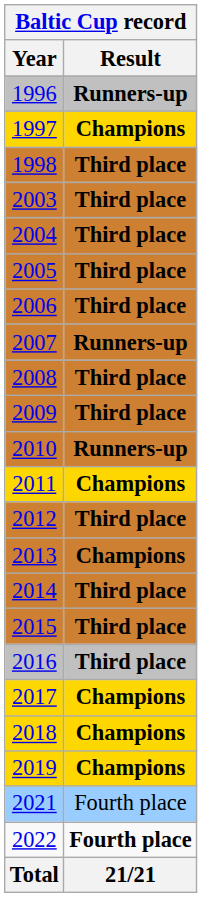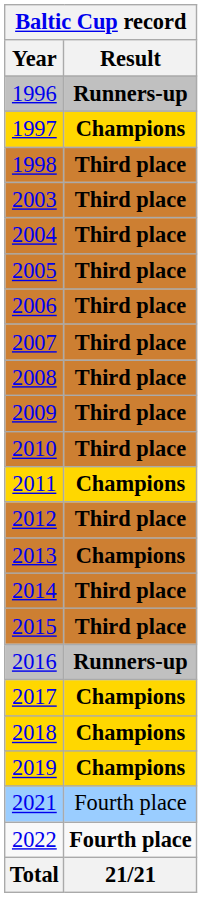(130, 341) Runners-up -> (130, 341) Third place
(130, 448) Runners-up -> (130, 448) Third place
(130, 661) Third place -> (130, 661) Runners-up
